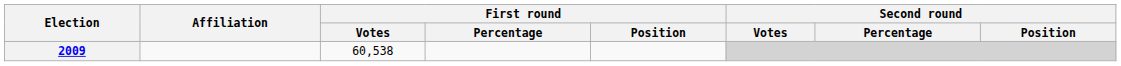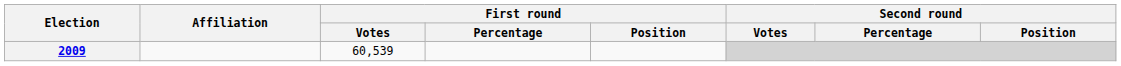(373, 51) 60,538 -> (373, 51) 60,539
